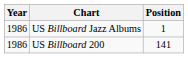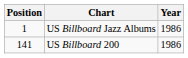columns swapped: (17, 12) <-> (163, 12)
